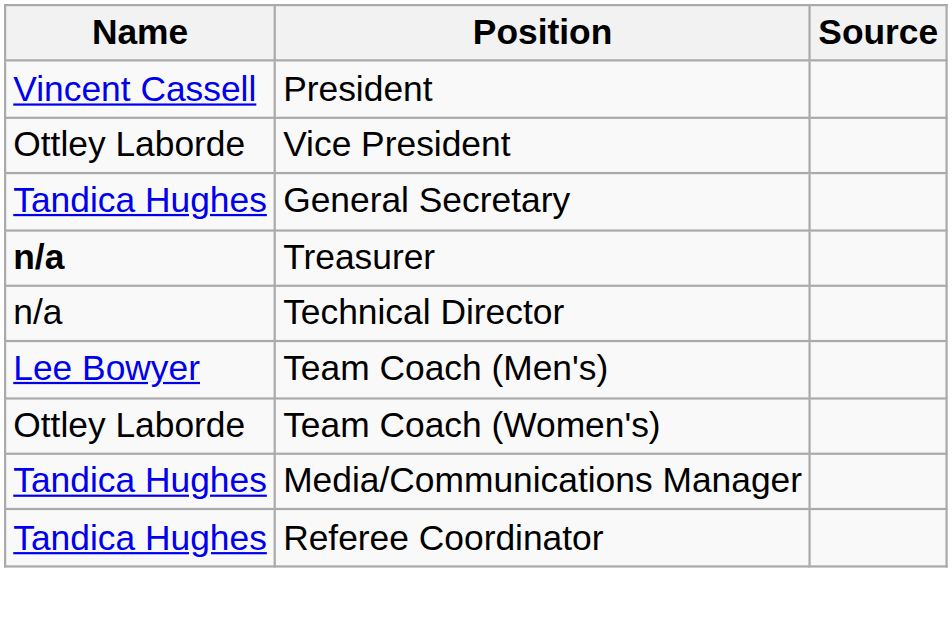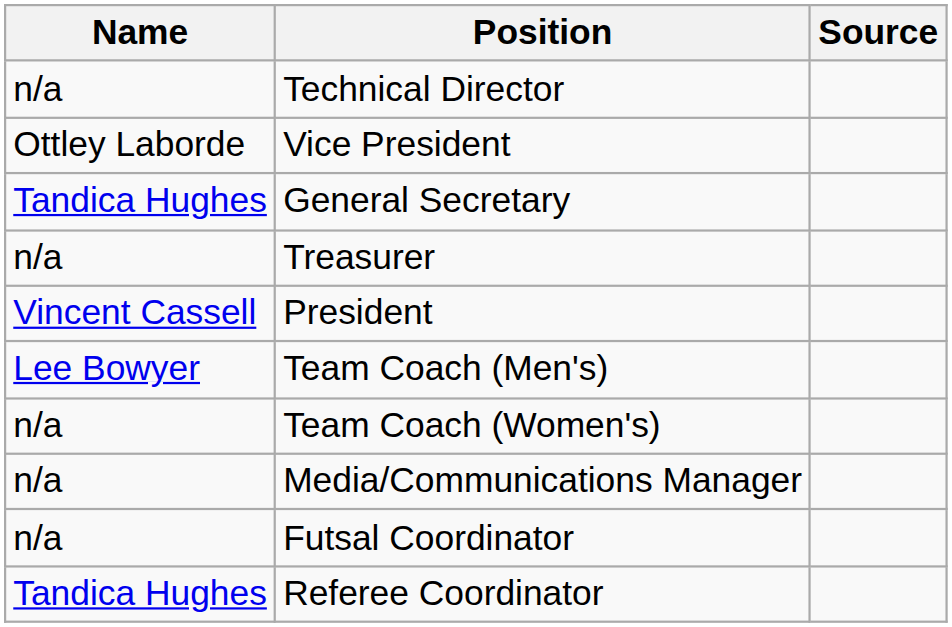rows swapped: (358, 88) <-> (424, 312)
(39, 256) bold -> (38, 256) normal
(129, 425) Ottley Laborde -> (38, 425) n/a
(140, 481) Tandica Hughes -> (38, 481) n/a
+ row: (429, 537)
